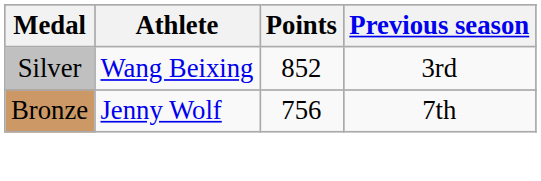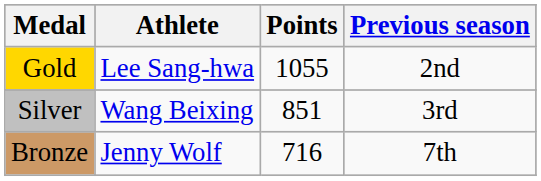+ row: (50, 68)
(301, 68) 852 -> (302, 110) 851
(301, 110) 756 -> (302, 152) 716
